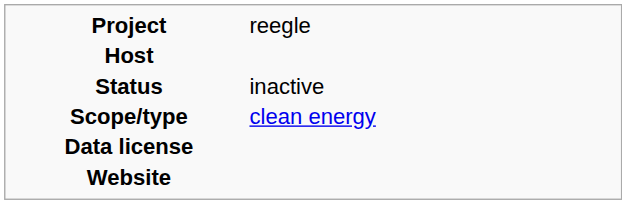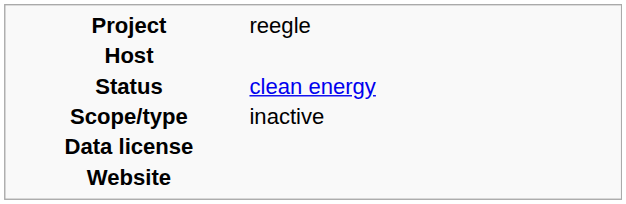(287, 86) inactive -> (313, 86) clean energy
(313, 117) clean energy -> (287, 117) inactive
